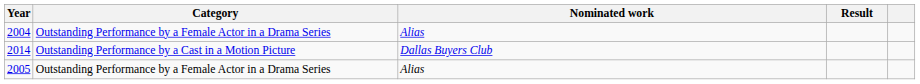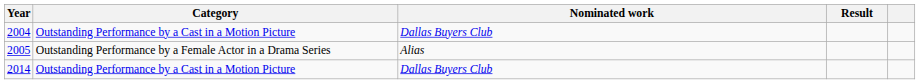(183, 32) Outstanding Performance by a Female Actor in a Drama Series -> (166, 32) Outstanding Performance by a Cast in a Motion Picture
(412, 32) Alias -> (446, 32) Dallas Buyers Club
rows swapped: (19, 69) <-> (19, 50)
